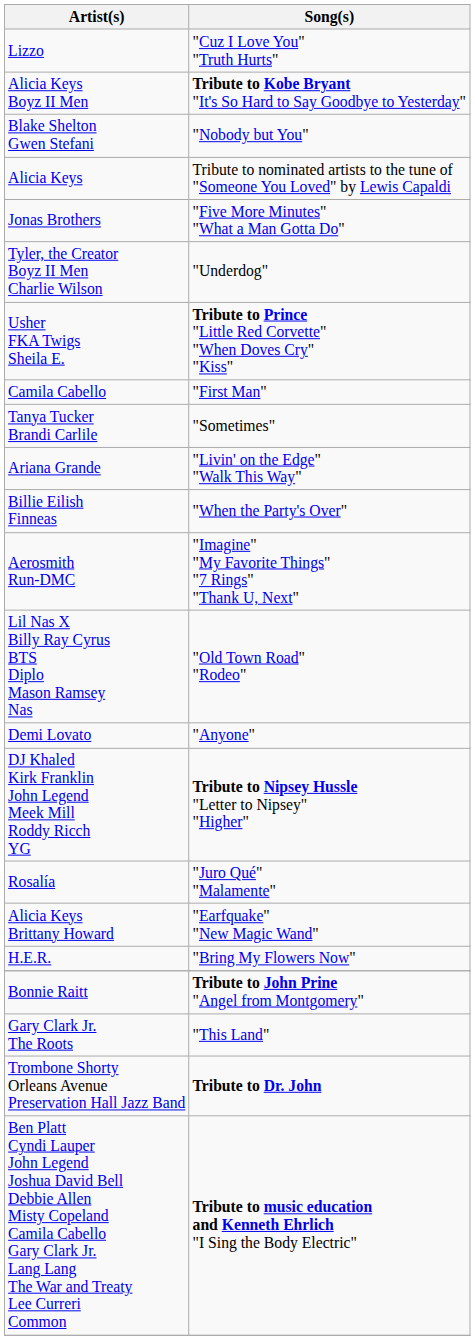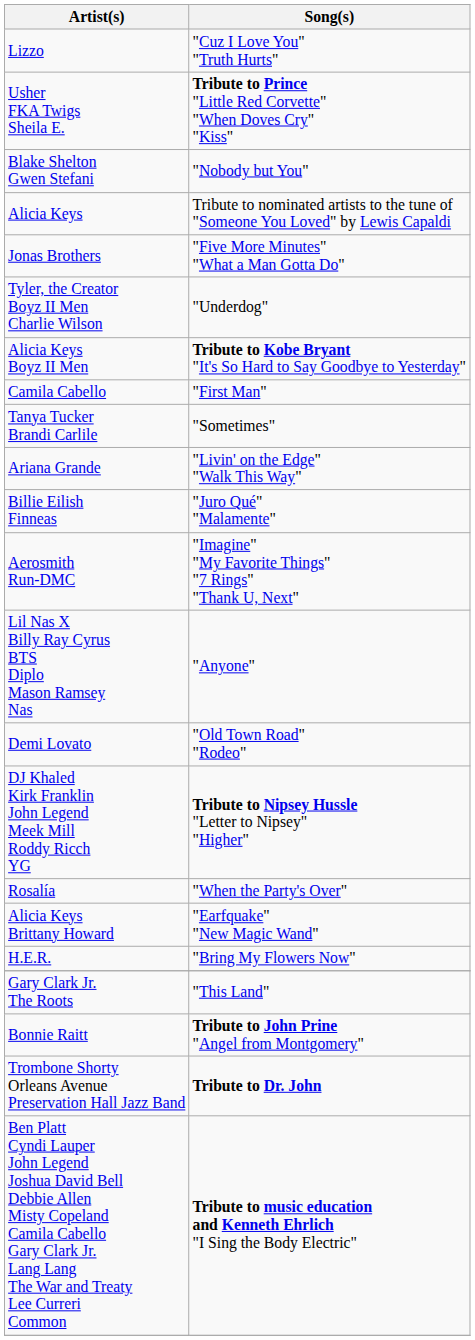rows swapped: (48, 93) <-> (44, 340)
(270, 510) "When the Party's Over" -> (234, 510) "Juro Qué" "Malamente"
(249, 666) "Old Town Road" "Rodeo" -> (224, 666) "Anyone"
(224, 735) "Anyone" -> (249, 744) "Old Town Road" "Rodeo"
(234, 882) "Juro Qué" "Malamente" -> (270, 891) "When the Party's Over"
rows swapped: (48, 992) <-> (52, 1034)
